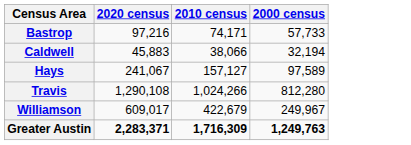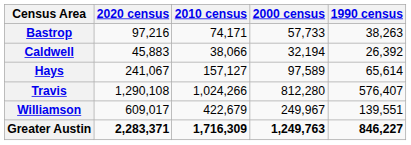+ column: (367, 14)
